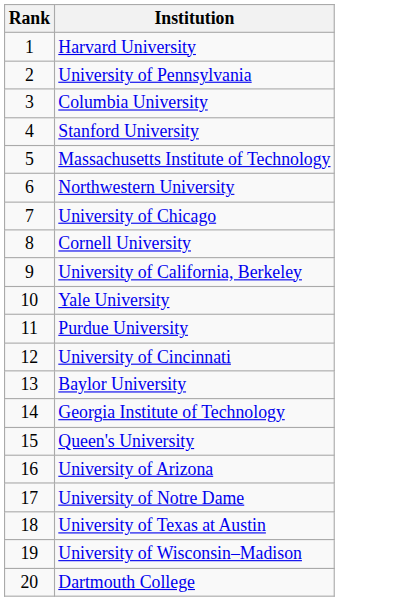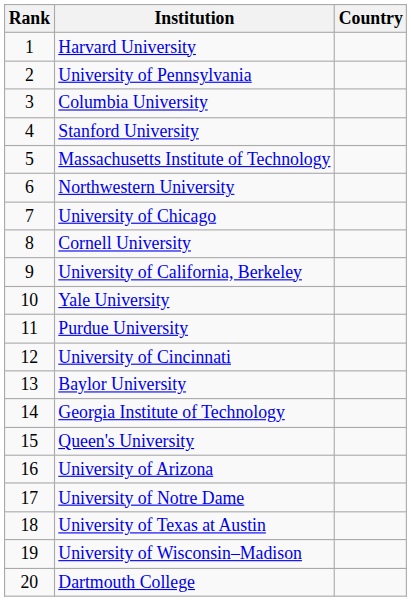+ column: (371, 18)
